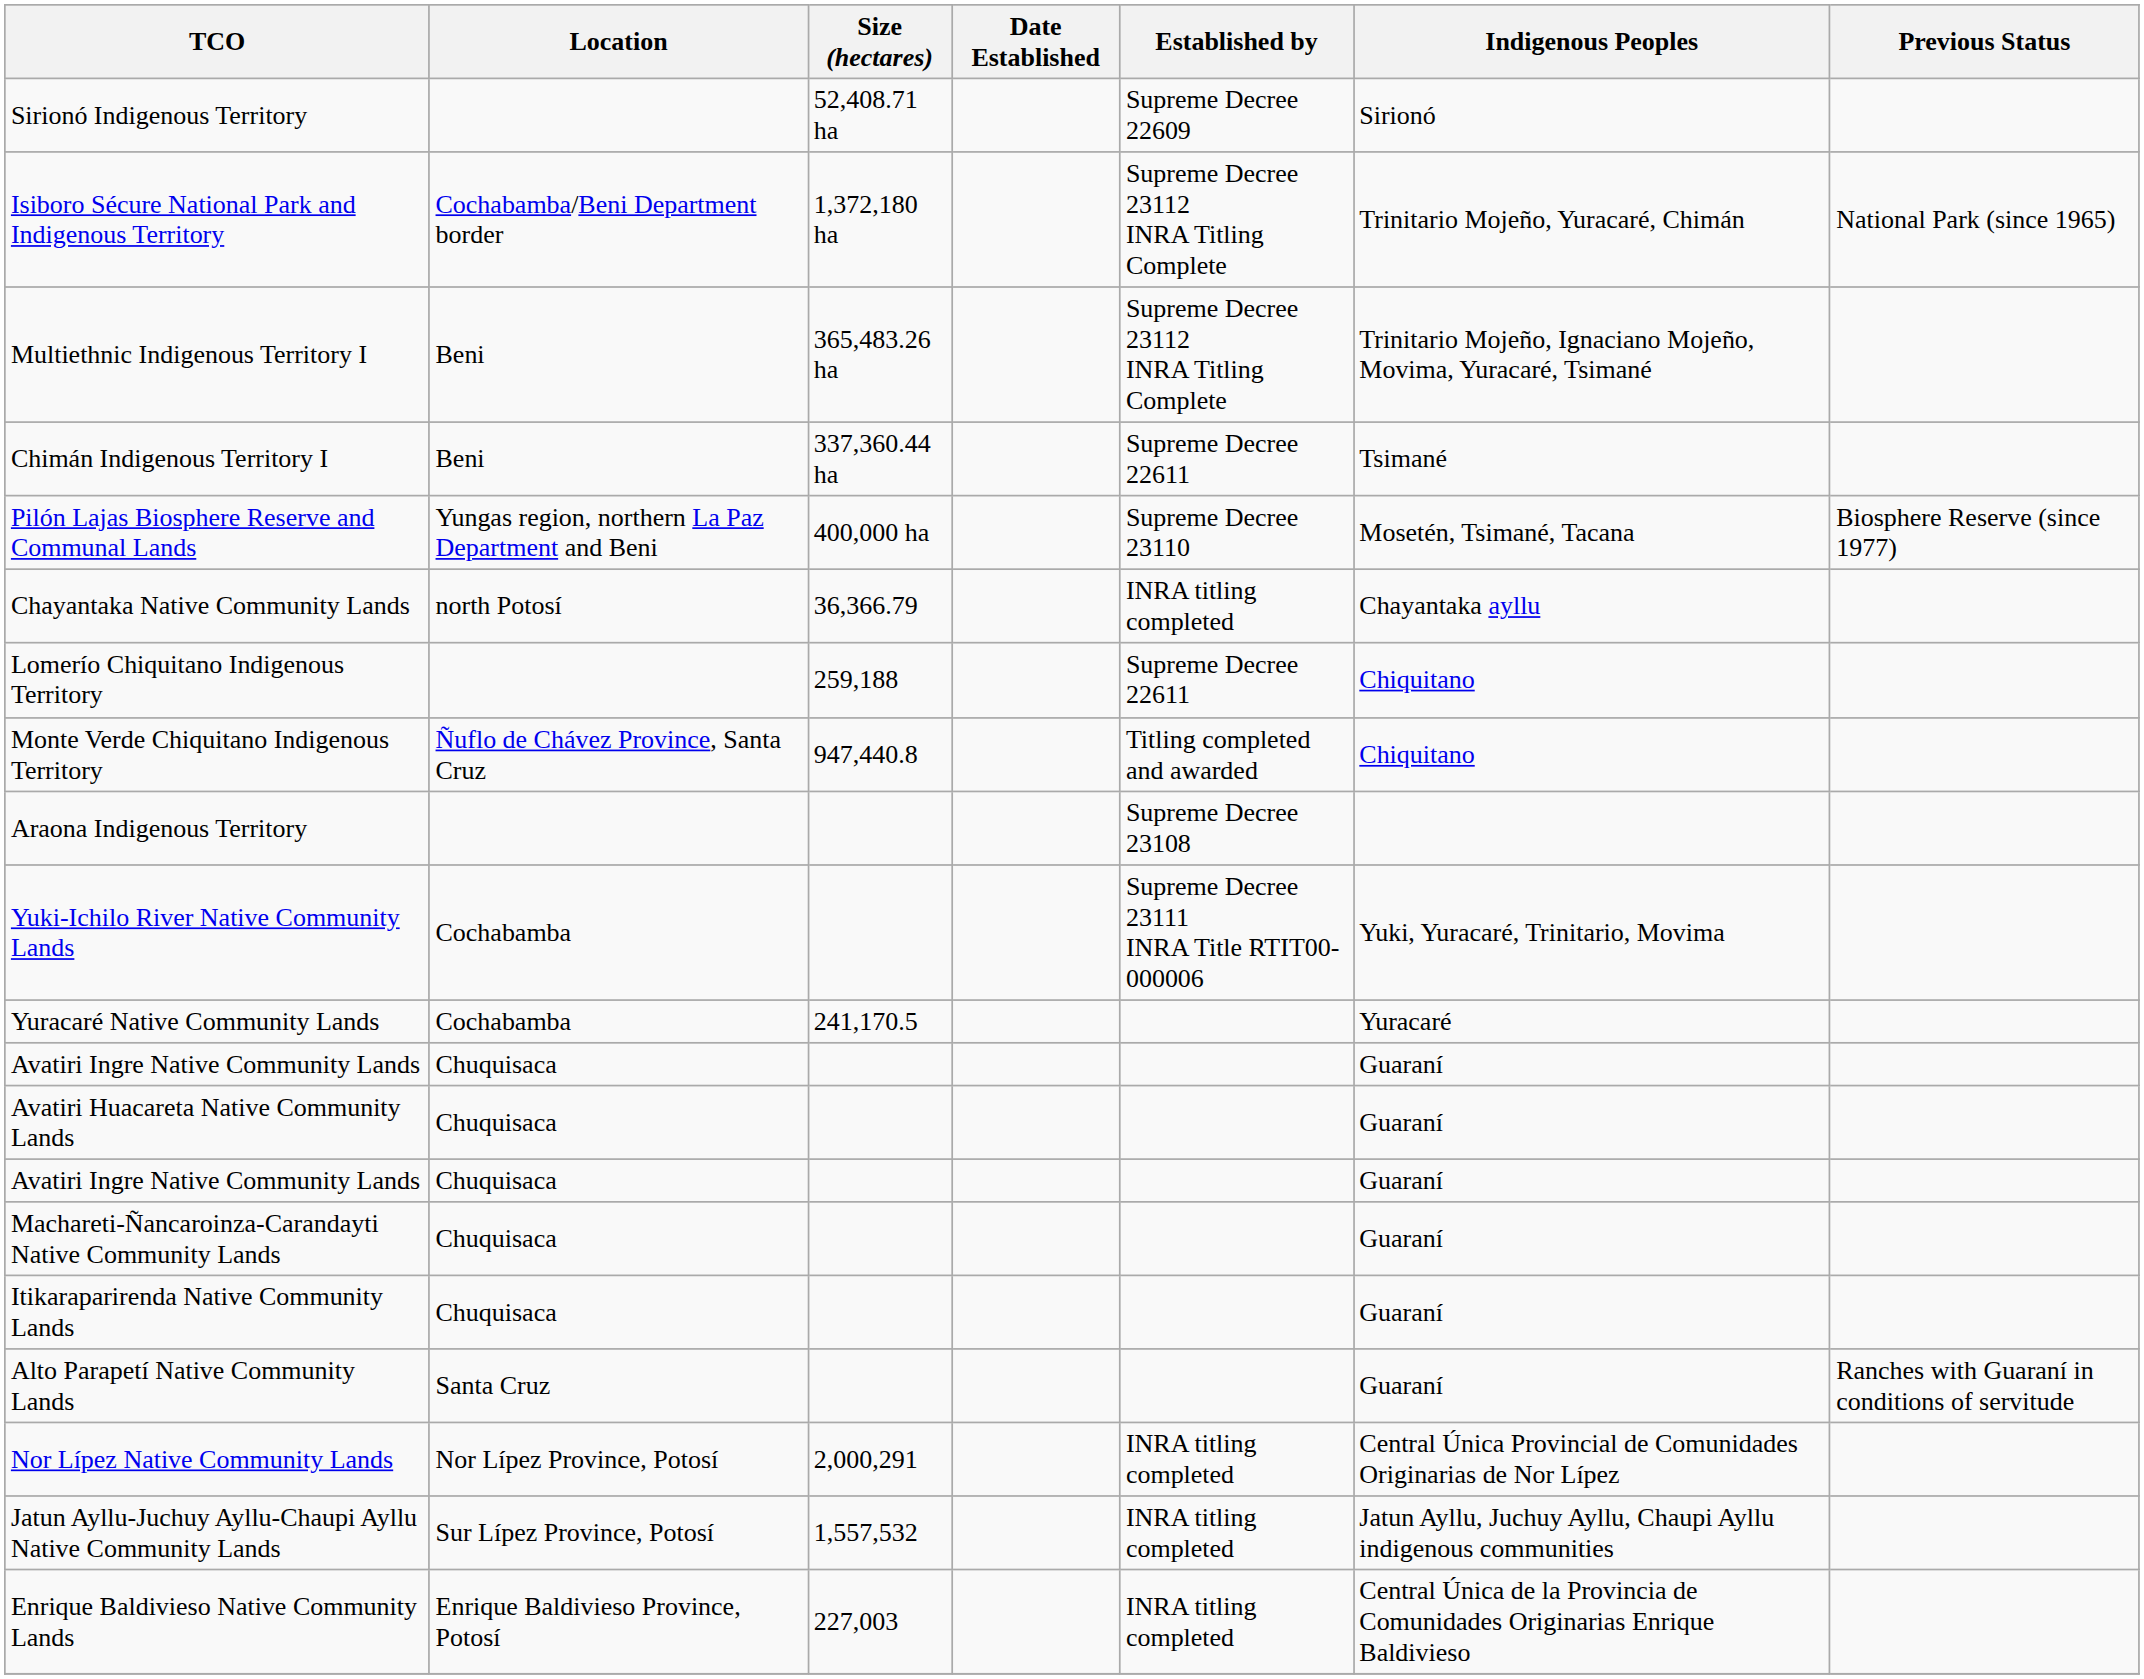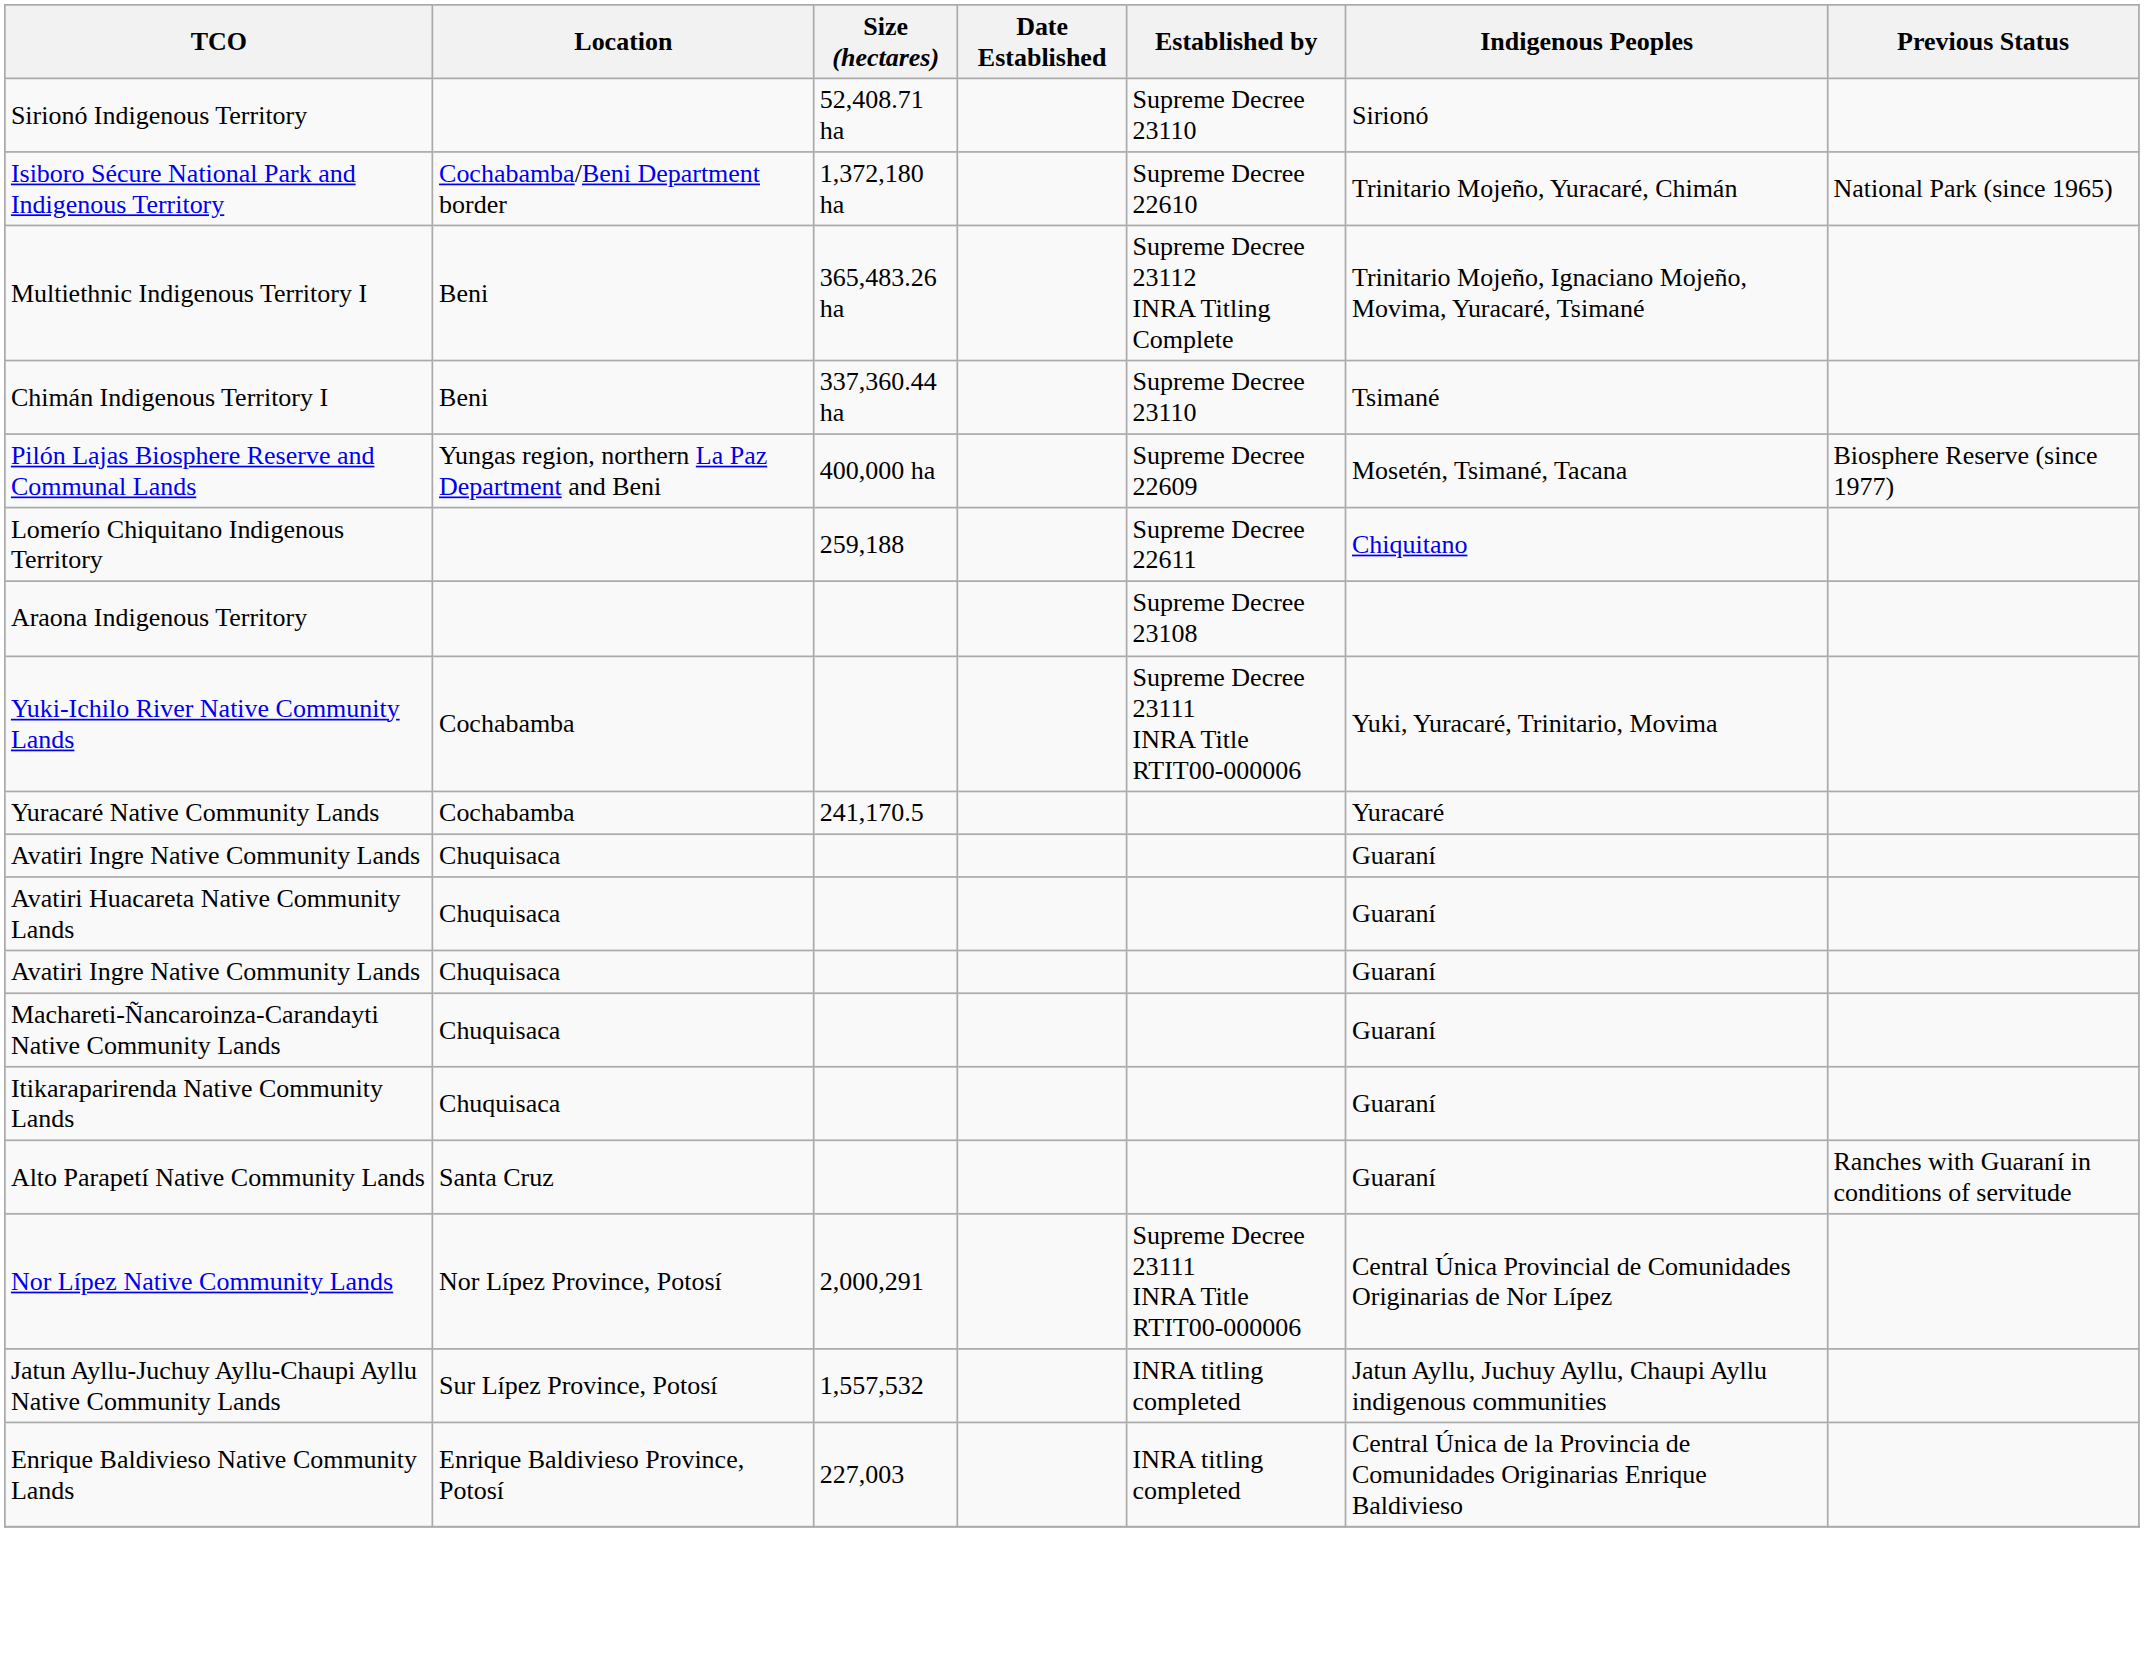(1212, 115) Supreme Decree 22609 -> (1219, 115) Supreme Decree 23110
(1212, 219) Supreme Decree 23112 INRA Titling Complete -> (1219, 188) Supreme Decree 22610
(1212, 459) Supreme Decree 22611 -> (1219, 397) Supreme Decree 23110
(1212, 532) Supreme Decree 23110 -> (1219, 471) Supreme Decree 22609
- row: (210, 606)
- row: (200, 753)
(1191, 1459) INRA titling completed -> (1219, 1281) Supreme Decree 23111 INRA Title RTIT00-000006
